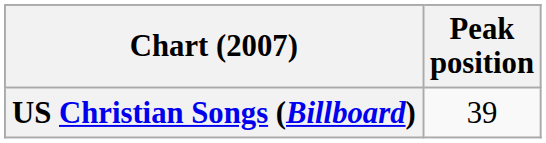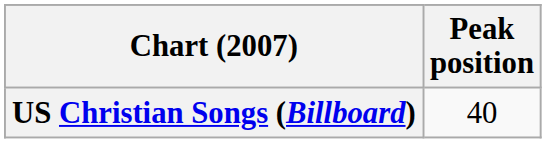(482, 112) 39 -> (482, 112) 40
